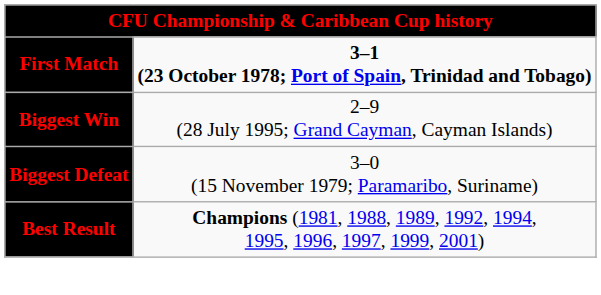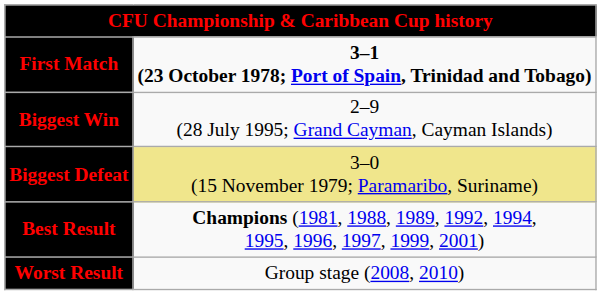(365, 174) no background -> (365, 174) khaki background
+ row: (69, 273)
